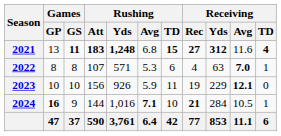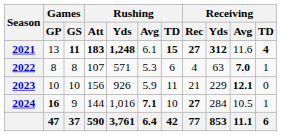(150, 49) 6.8 -> (150, 49) 6.1
(194, 85) 19 -> (194, 85) 21
(194, 103) 21 -> (194, 103) 27
